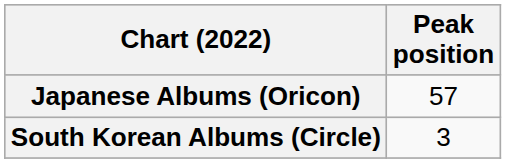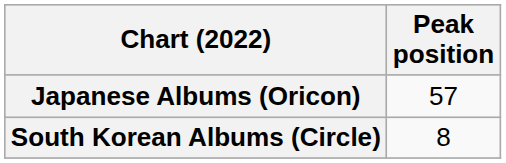(444, 137) 3 -> (444, 137) 8
